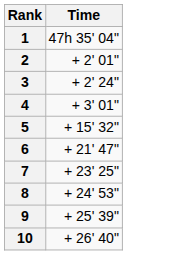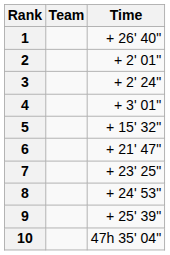+ column: (66, 15)
(84, 37) 47h 35' 04" -> (134, 37) + 26' 40"
(91, 238) + 26' 40" -> (126, 238) 47h 35' 04"
